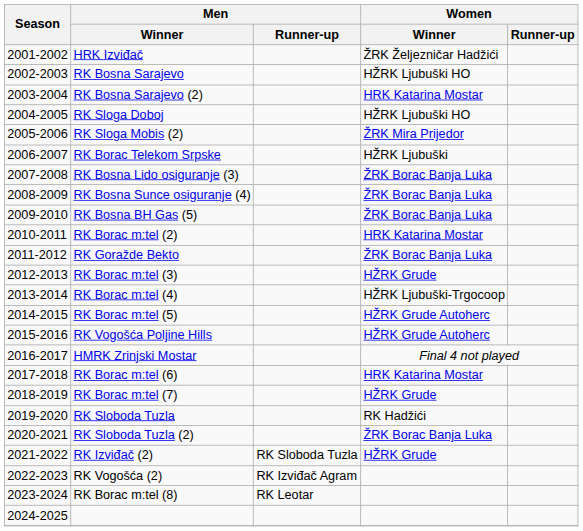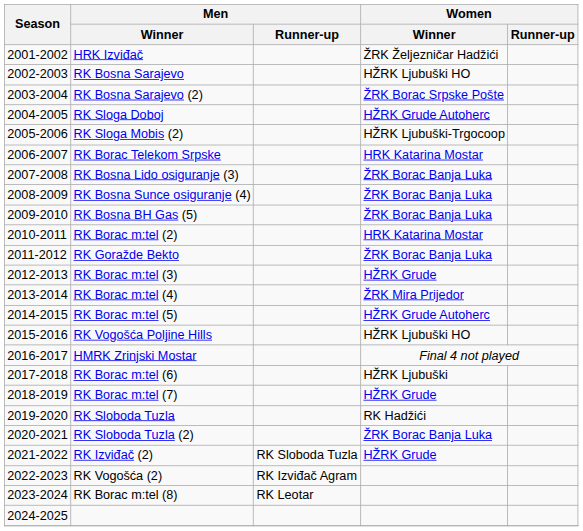(423, 94) HRK Katarina Mostar -> (434, 94) ŽRK Borac Srpske Pošte
(417, 114) HŽRK Ljubuški HO -> (427, 114) HŽRK Grude Autoherc
(414, 134) ŽRK Mira Prijedor -> (434, 134) HŽRK Ljubuški-Trgocoop
(406, 154) HŽRK Ljubuški -> (423, 154) HRK Katarina Mostar
(434, 295) HŽRK Ljubuški-Trgocoop -> (414, 295) ŽRK Mira Prijedor
(427, 335) HŽRK Grude Autoherc -> (417, 335) HŽRK Ljubuški HO
(423, 375) HRK Katarina Mostar -> (406, 375) HŽRK Ljubuški
